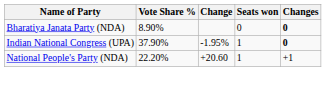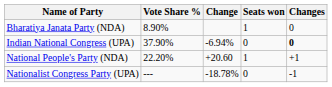(239, 27) 0 -> (246, 27) 1
(285, 27) bold -> (292, 27) normal
(215, 43) -1.95% -> (219, 43) -6.94%
(239, 43) 1 -> (246, 43) 0
+ row: (73, 74)
